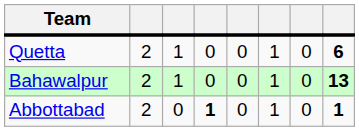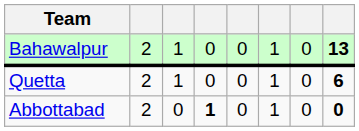rows swapped: (58, 81) <-> (37, 51)
(338, 110) 1 -> (338, 110) 0
